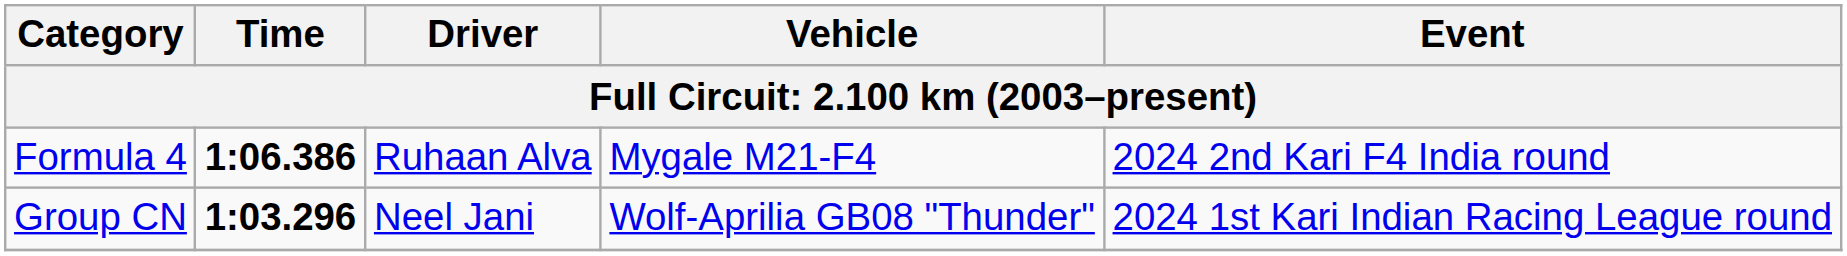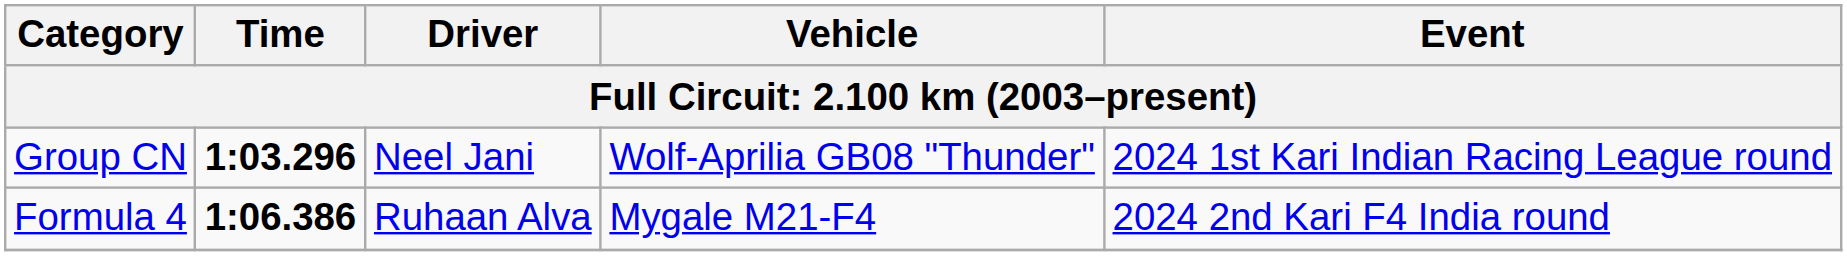rows swapped: (100, 217) <-> (100, 156)
